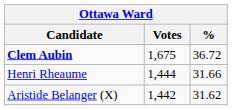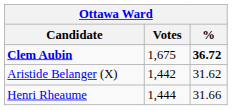(207, 54) normal -> (207, 54) bold
rows swapped: (47, 74) <-> (62, 94)
